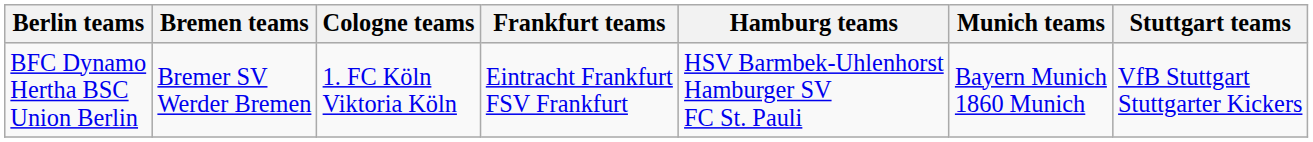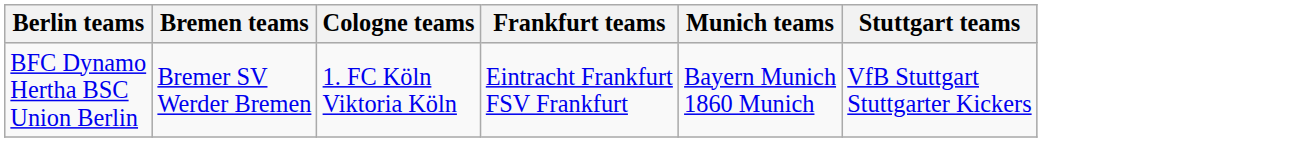- column: (814, 23)
